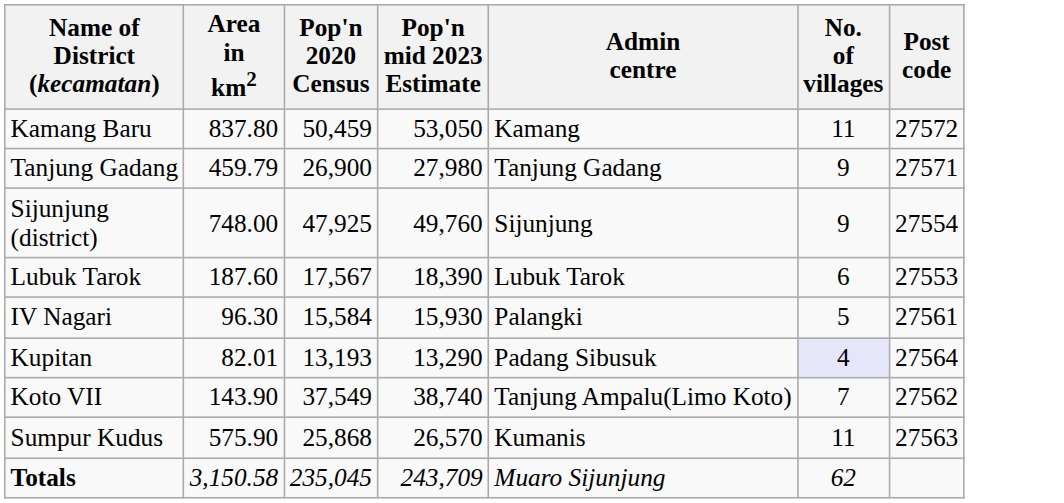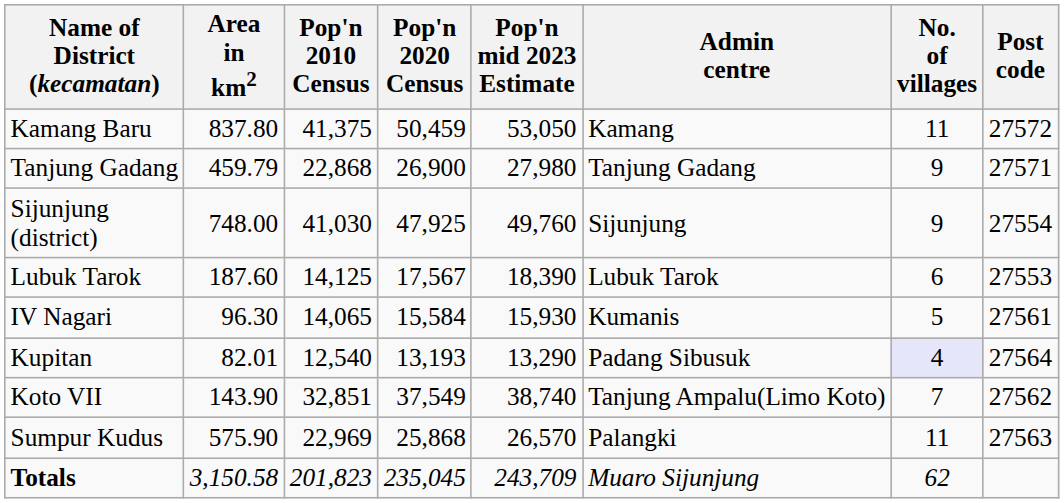+ column: (331, 56)
(539, 317) Palangki -> (634, 317) Kumanis
(540, 437) Kumanis -> (632, 437) Palangki
